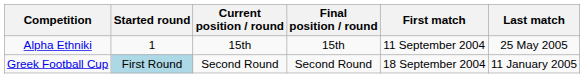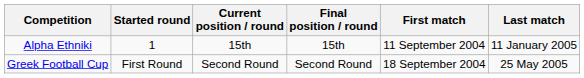(534, 45) 25 May 2005 -> (534, 45) 11 January 2005
(152, 63) lightblue background -> (152, 63) no background
(534, 63) 11 January 2005 -> (534, 63) 25 May 2005
